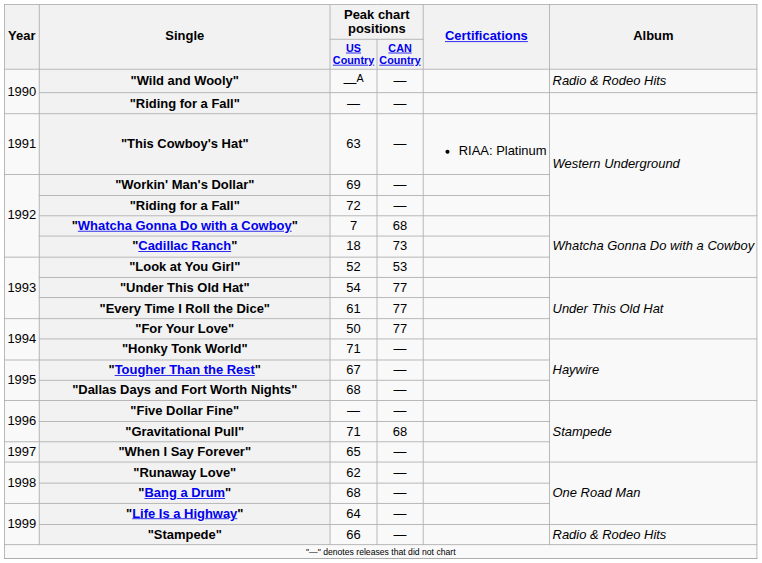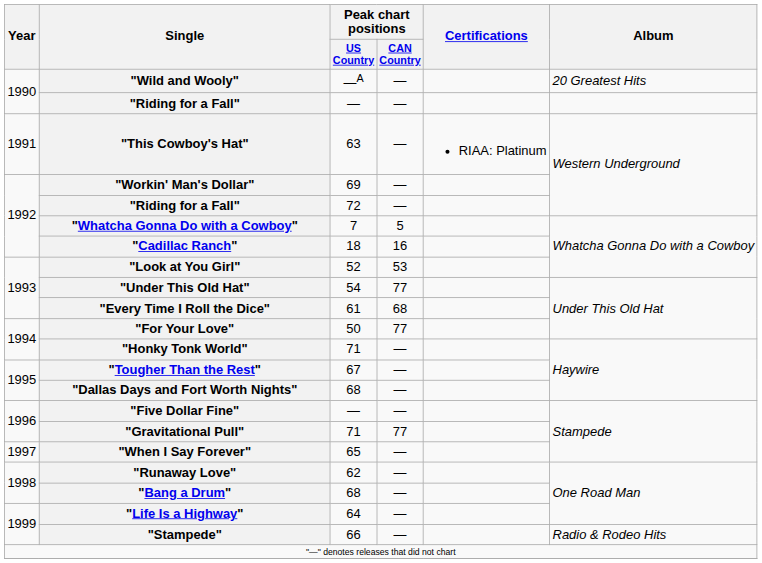(609, 81) Radio & Rodeo Hits -> (599, 81) 20 Greatest Hits
(400, 226) 68 -> (400, 226) 5
(400, 246) 73 -> (400, 246) 16
(400, 308) 77 -> (400, 308) 68
(400, 431) 68 -> (400, 431) 77
